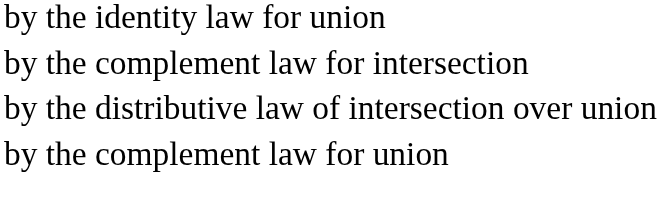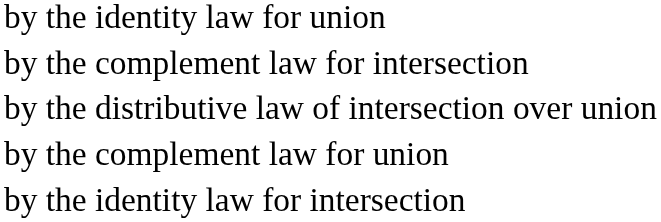+ row: (235, 200)
